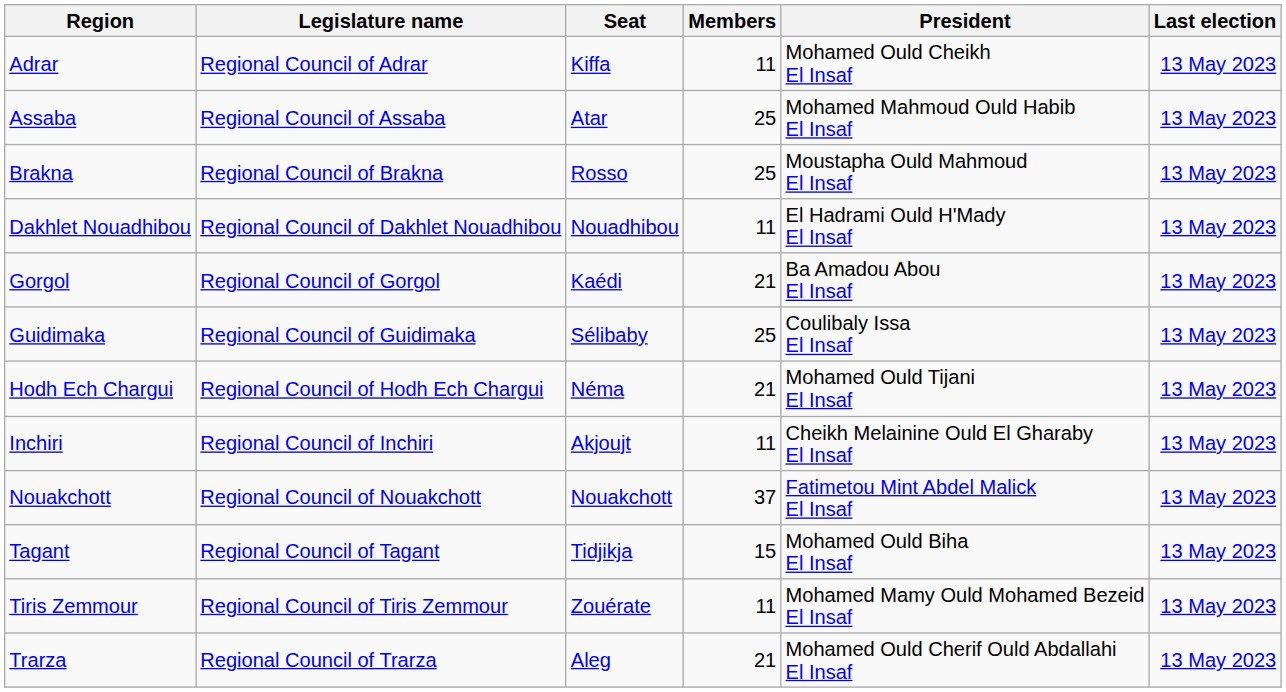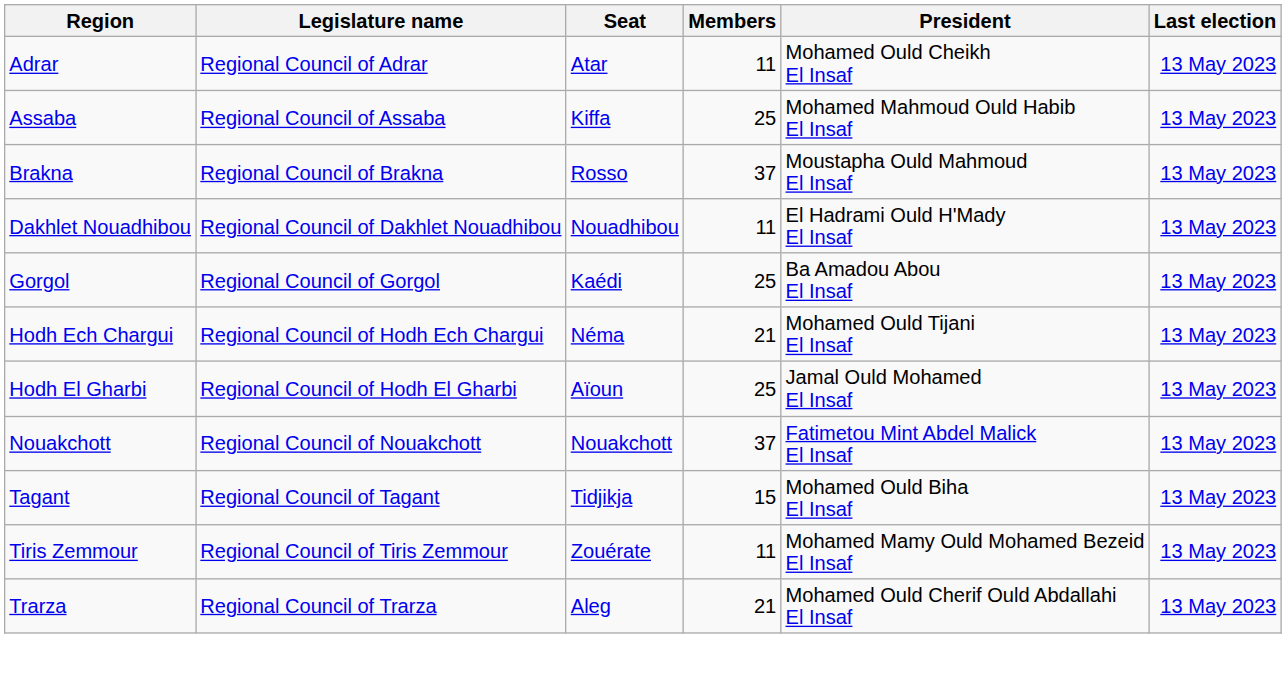(591, 64) Kiffa -> (589, 64) Atar
(589, 118) Atar -> (591, 118) Kiffa
(765, 172) 25 -> (765, 172) 37
(765, 281) 21 -> (765, 281) 25
- row: (57, 335)
+ row: (78, 389)
- row: (36, 443)
